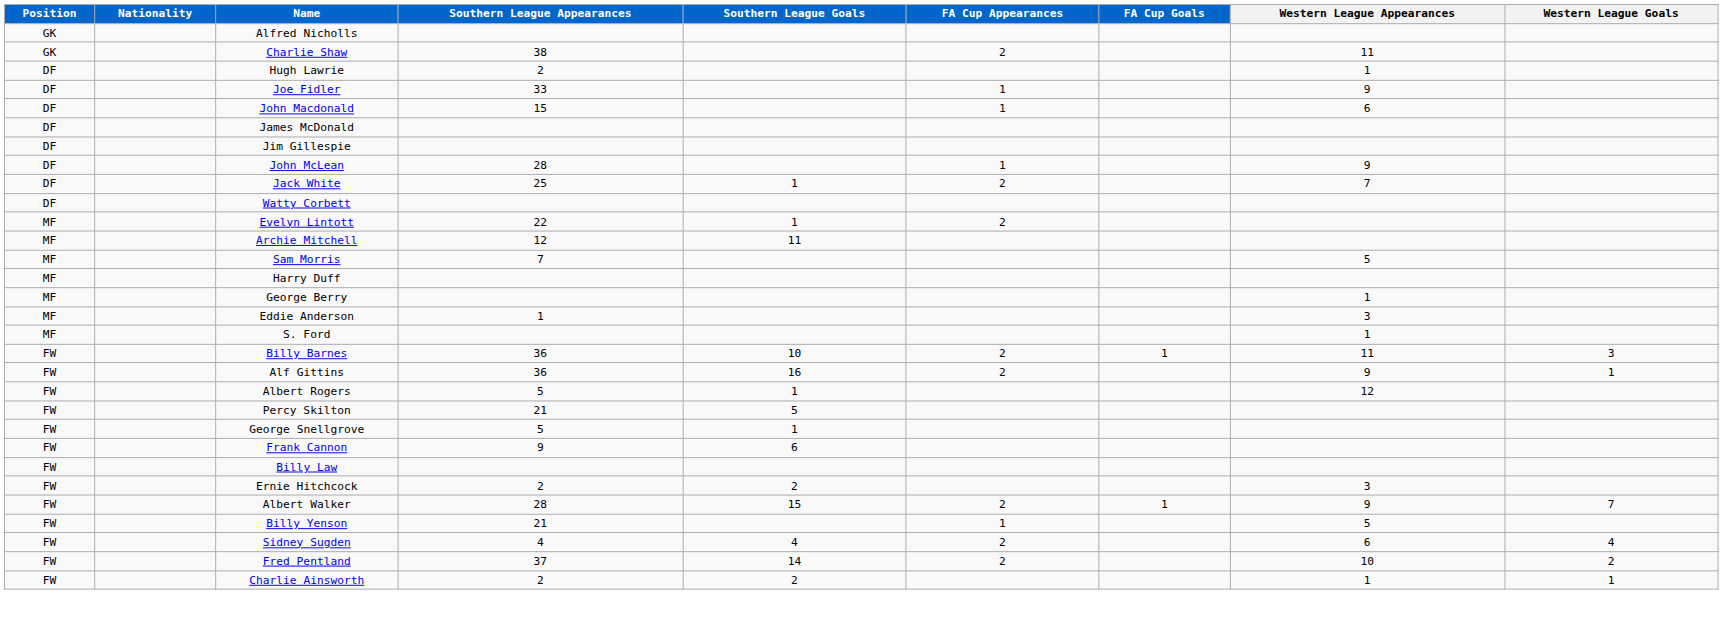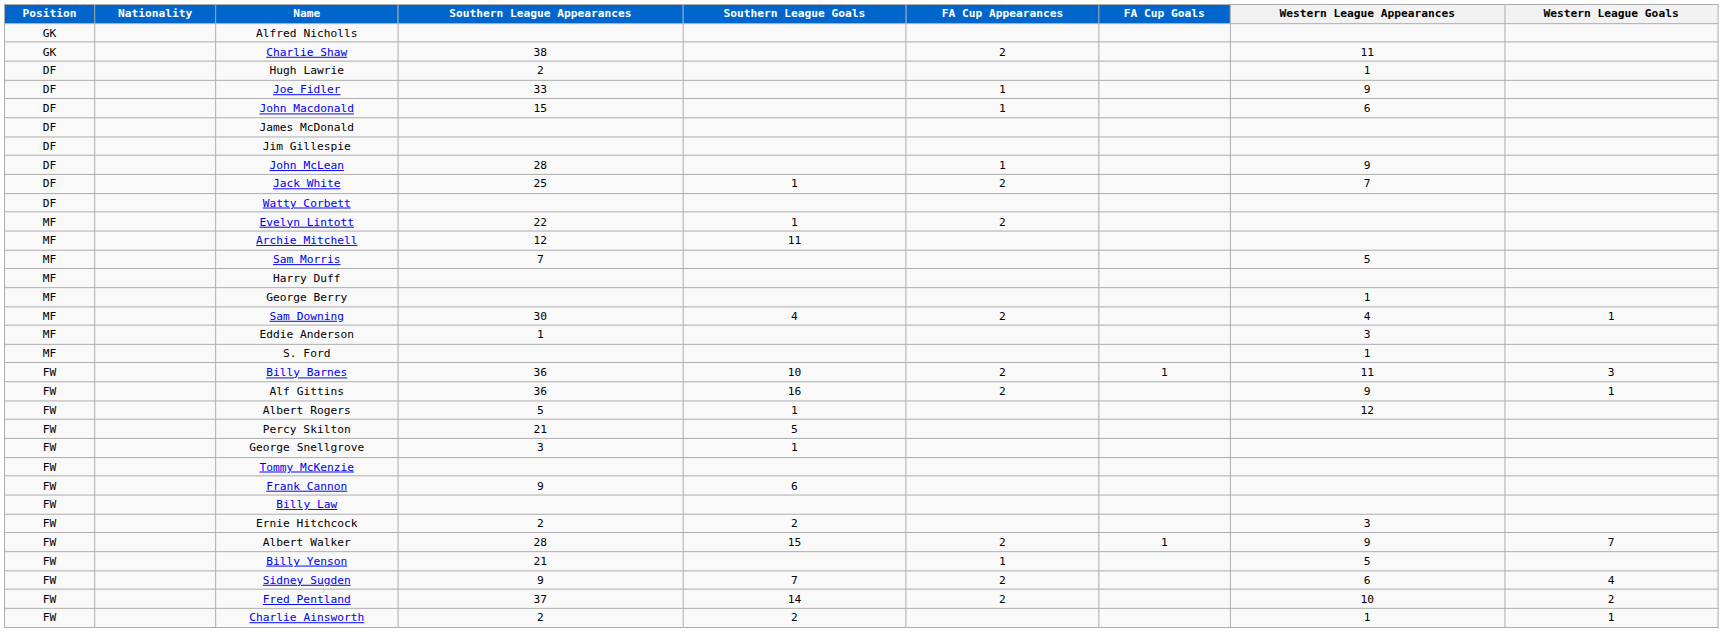+ row: (307, 316)
(540, 429) 5 -> (540, 448) 3
+ row: (307, 466)
(540, 542) 4 -> (540, 580) 9
(794, 542) 4 -> (794, 580) 7
